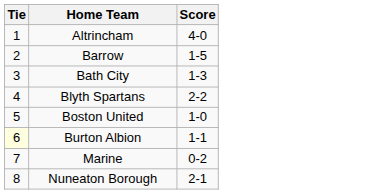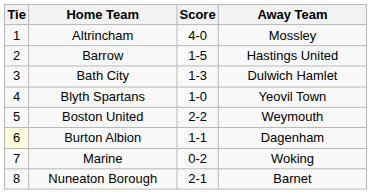+ column: (292, 14)
(198, 96) 2-2 -> (198, 96) 1-0
(198, 117) 1-0 -> (198, 117) 2-2
